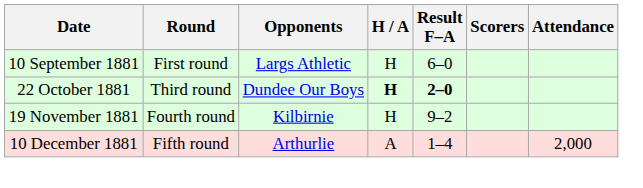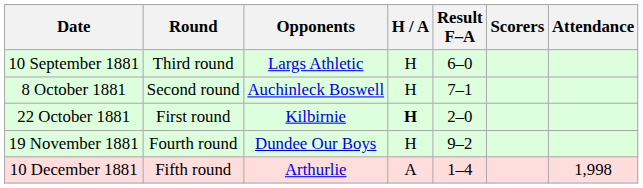(191, 63) First round -> (193, 63) Third round
+ row: (74, 90)
(191, 90) Third round -> (193, 116) First round
(303, 90) Dundee Our Boys -> (316, 116) Kilbirnie
(440, 90) bold -> (460, 116) normal
(303, 116) Kilbirnie -> (316, 143) Dundee Our Boys
(573, 143) 2,000 -> (593, 169) 1,998
